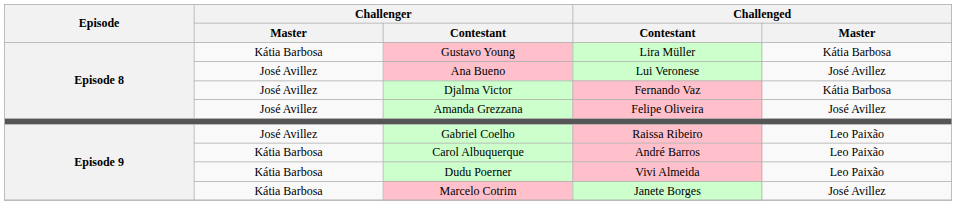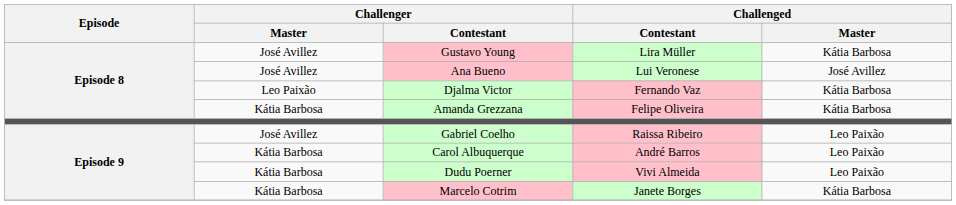(289, 52) Kátia Barbosa -> (289, 52) José Avillez
(289, 90) José Avillez -> (289, 90) Leo Paixão
(289, 109) José Avillez -> (289, 109) Kátia Barbosa
(857, 109) José Avillez -> (857, 109) Kátia Barbosa
(857, 190) José Avillez -> (857, 190) Kátia Barbosa
